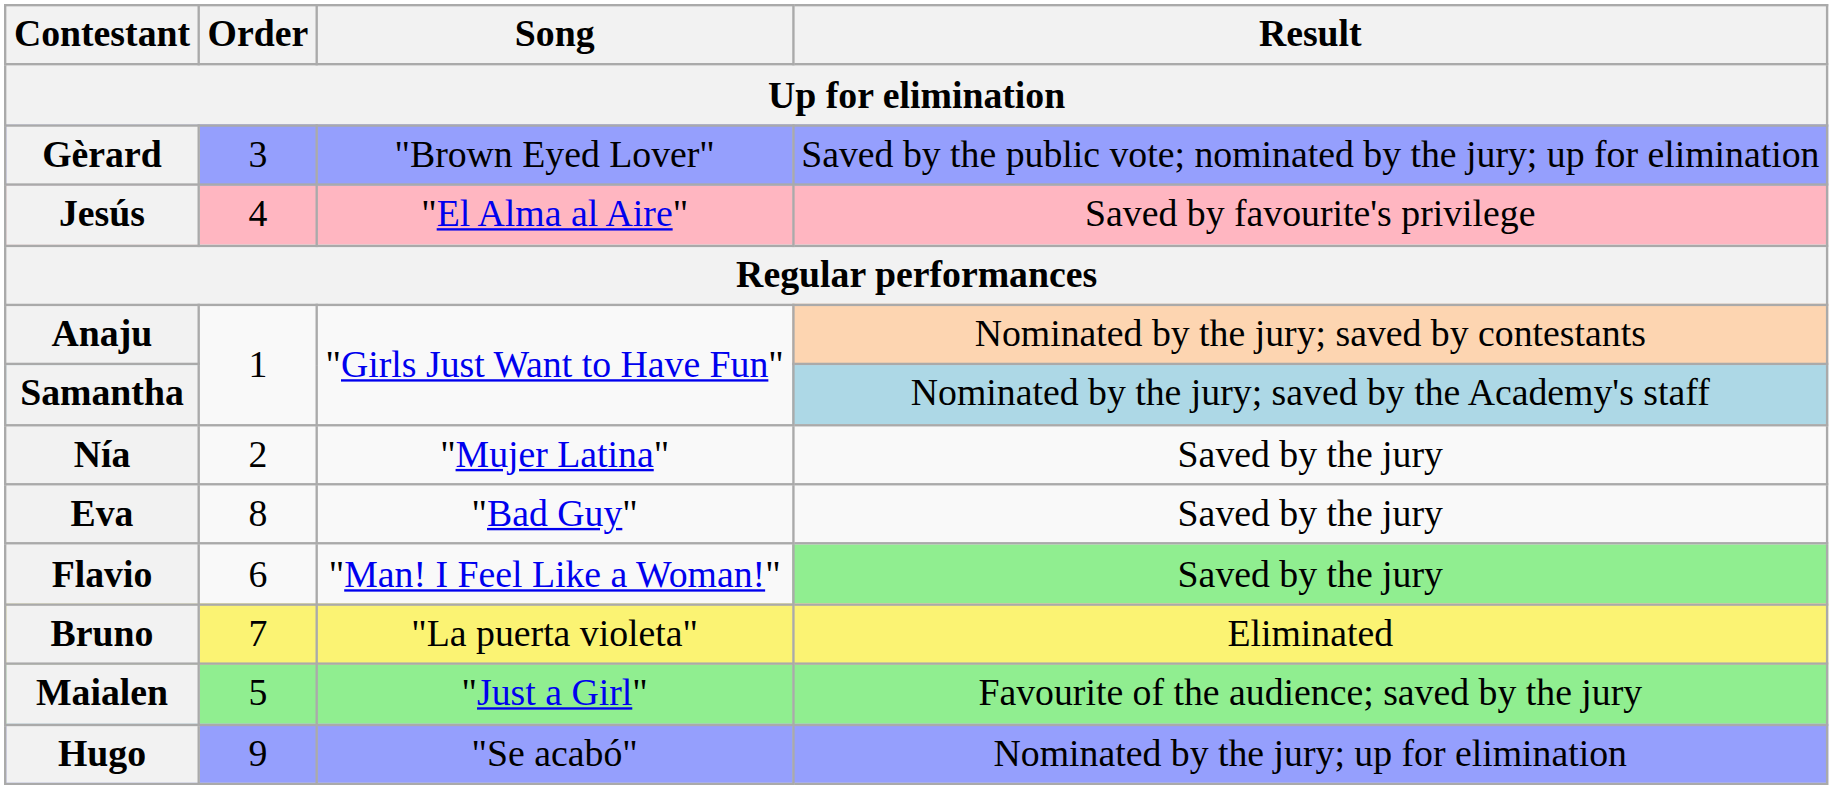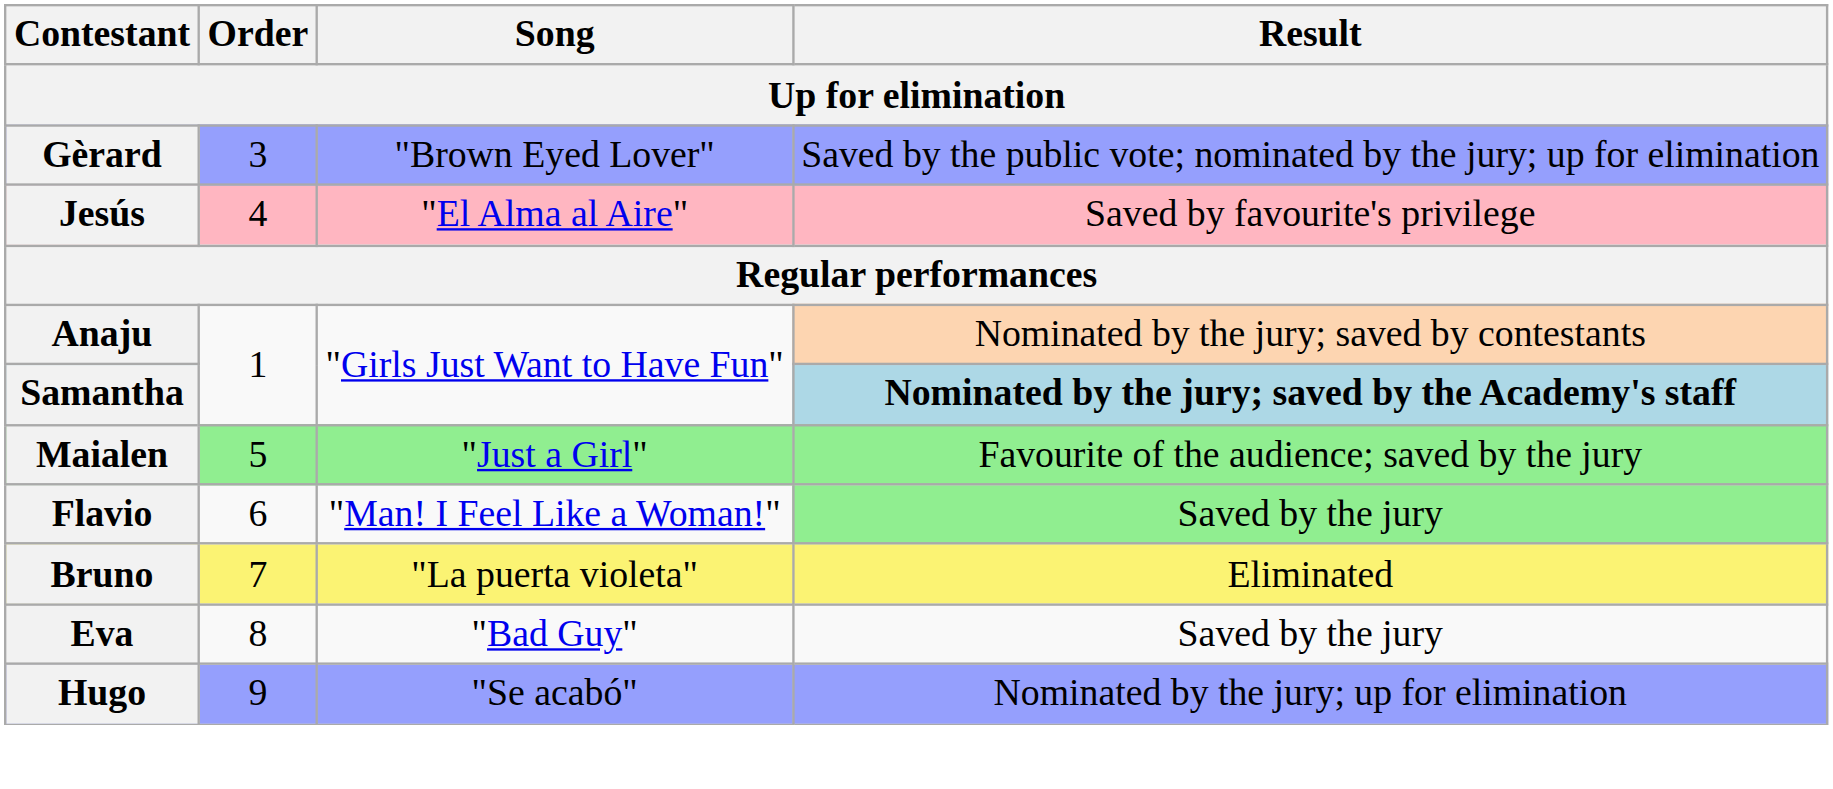(1310, 393) normal -> (1310, 393) bold
- row: (102, 453)
rows swapped: (102, 693) <-> (102, 513)
